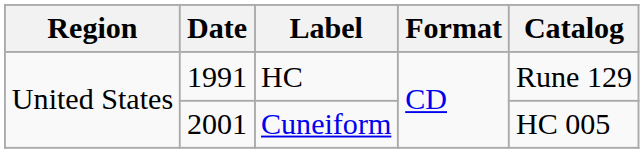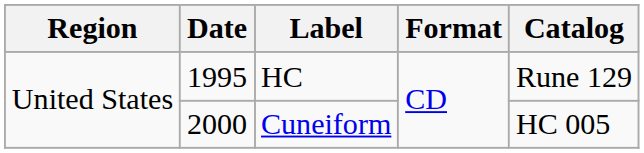(217, 76) 1991 -> (217, 76) 1995
(217, 123) 2001 -> (217, 123) 2000
